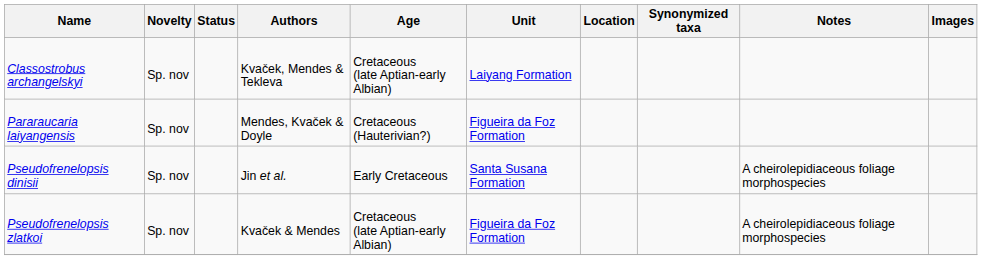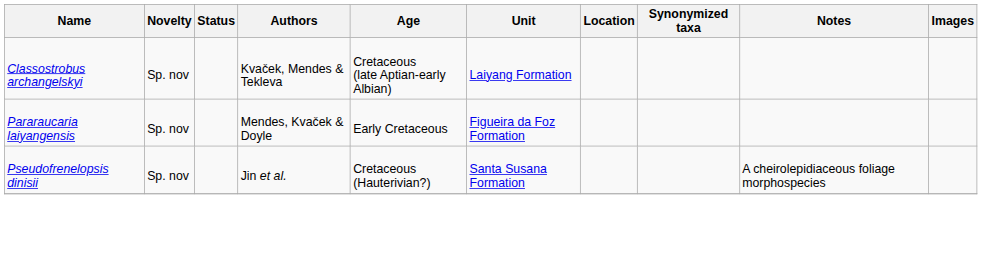(392, 129) Cretaceous (Hauterivian?) -> (400, 129) Early Cretaceous
(400, 176) Early Cretaceous -> (392, 176) Cretaceous (Hauterivian?)
- row: (58, 231)
